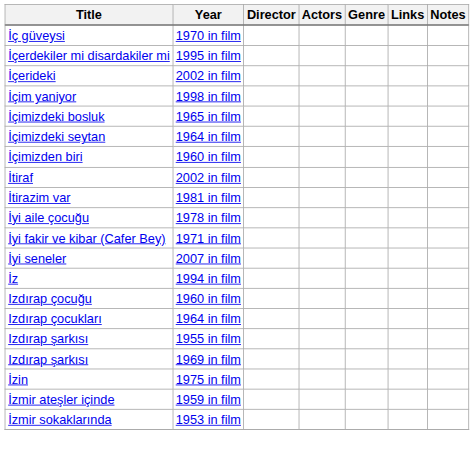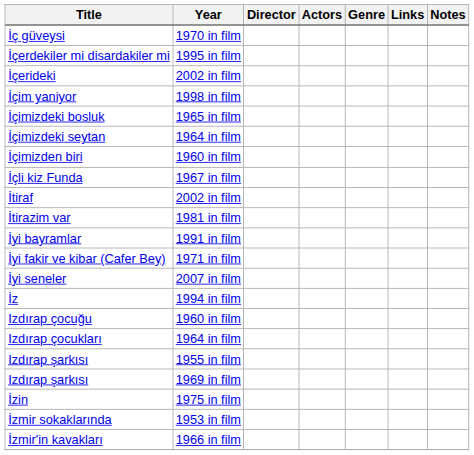+ row: (45, 177)
- row: (49, 217)
+ row: (45, 238)
- row: (61, 399)
+ row: (55, 440)
